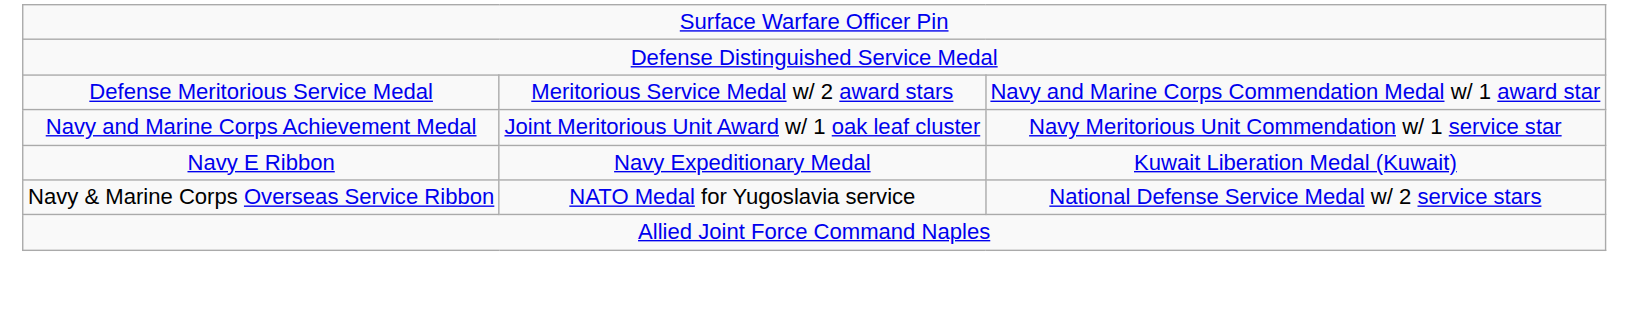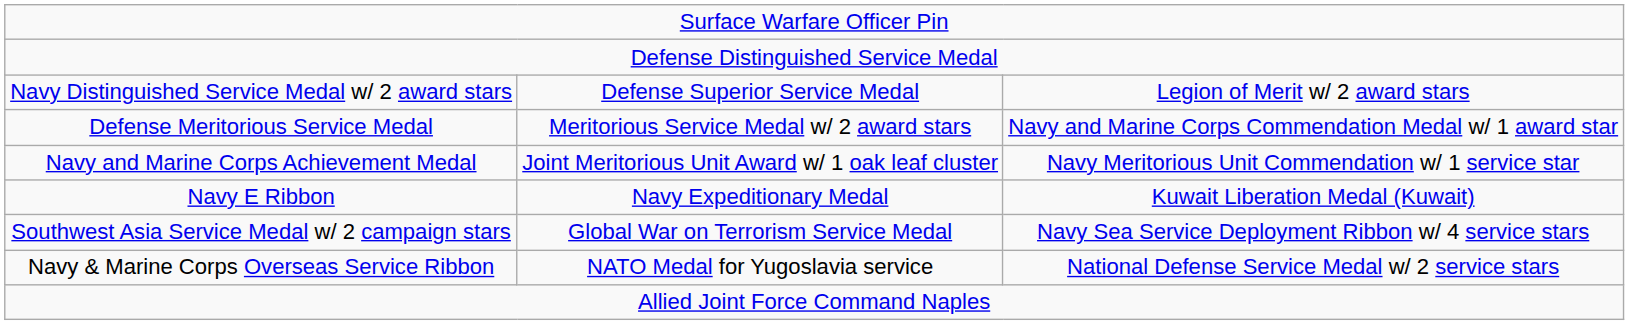+ row: (261, 92)
+ row: (261, 232)
